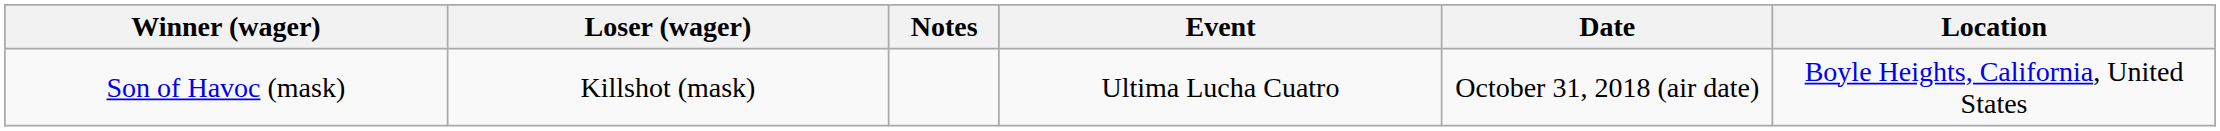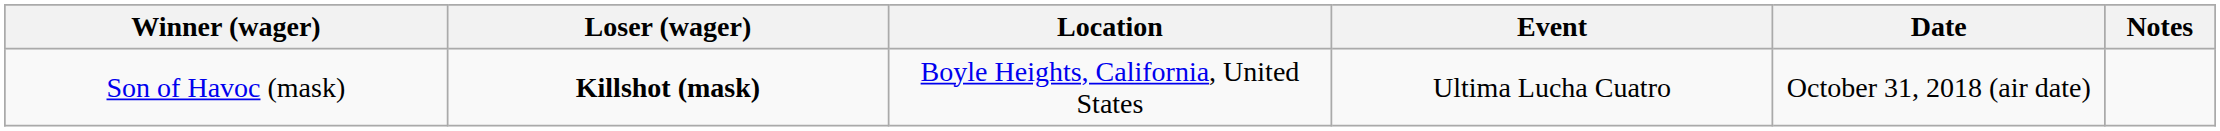columns swapped: (1994, 26) <-> (944, 26)
(668, 86) normal -> (668, 86) bold
